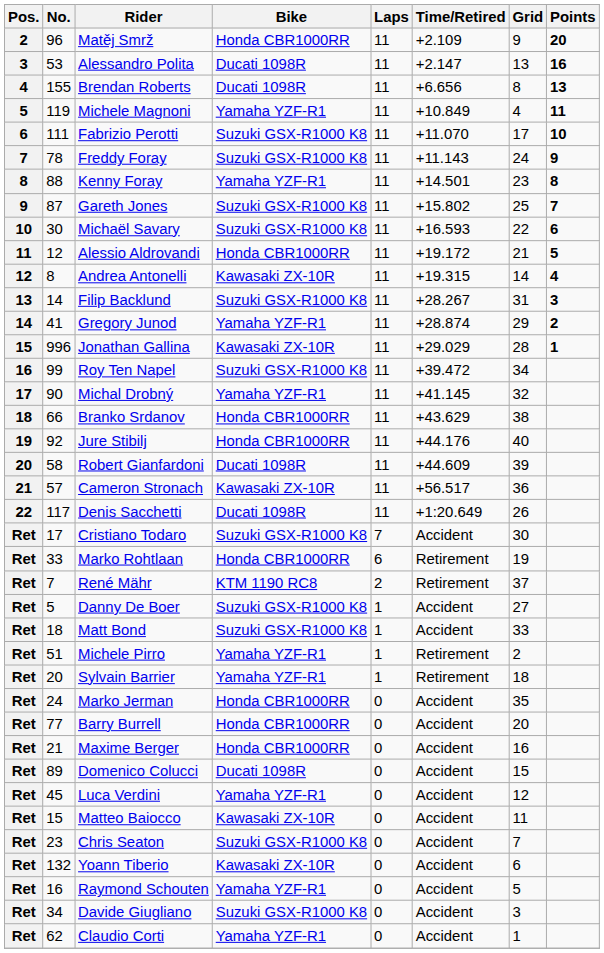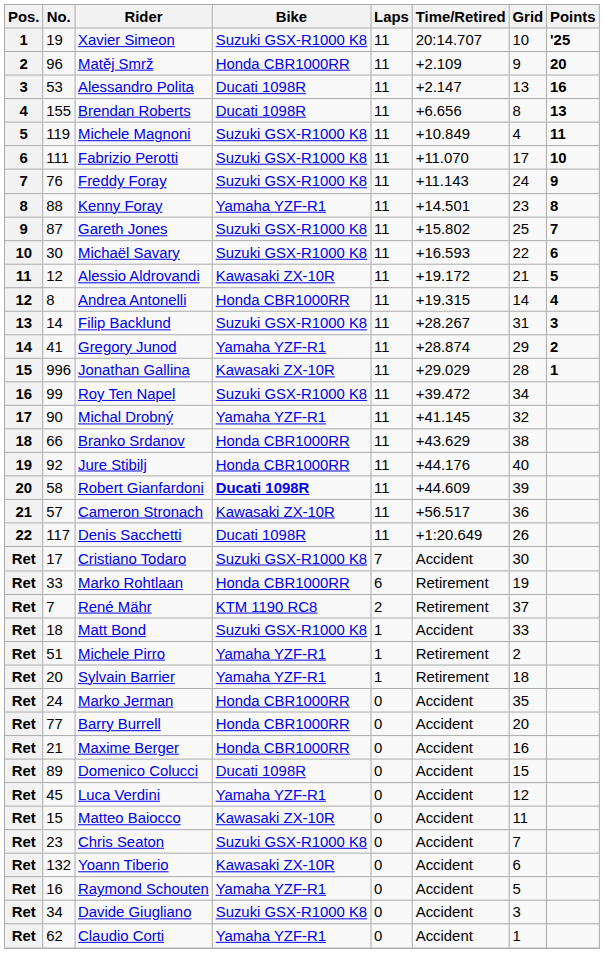+ row: (126, 40)
(271, 111) Yamaha YZF-R1 -> (291, 134) Suzuki GSX-R1000 K8
(55, 158) 78 -> (55, 182) 76
(283, 252) Honda CBR1000RR -> (275, 276) Kawasaki ZX-10R
(275, 276) Kawasaki ZX-10R -> (283, 299) Honda CBR1000RR
(261, 465) normal -> (262, 488) bold
- row: (129, 606)
